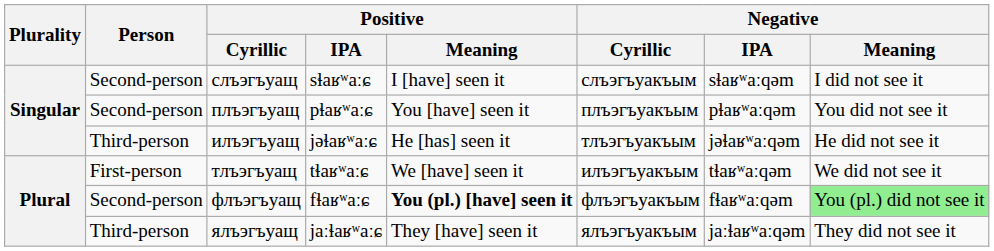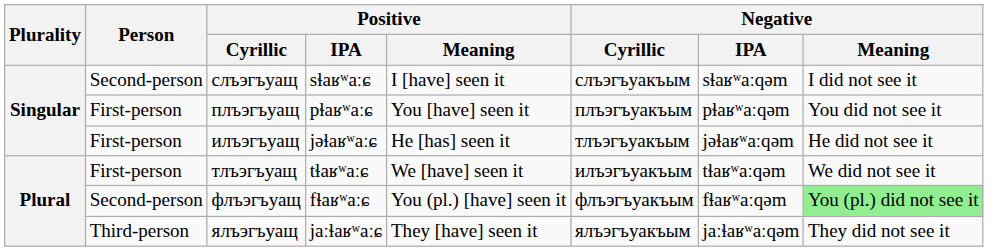(146, 110) Second-person -> (136, 110) First-person
(139, 140) Third-person -> (136, 140) First-person
(482, 200) bold -> (479, 200) normal
